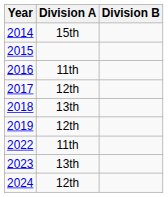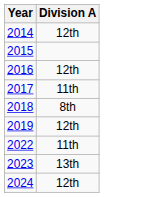- column: (131, 13)
(68, 32) 15th -> (68, 32) 12th
(68, 70) 11th -> (68, 70) 12th
(68, 88) 12th -> (68, 88) 11th
(68, 107) 13th -> (68, 107) 8th
